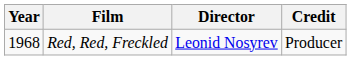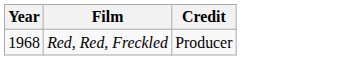- column: (226, 17)
